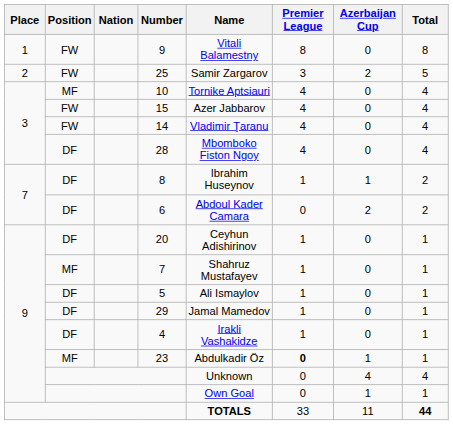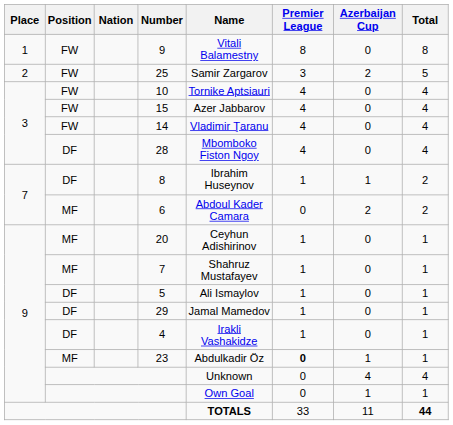(70, 91) MF -> (70, 91) FW
(70, 210) DF -> (70, 210) MF
(70, 240) DF -> (70, 240) MF
